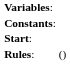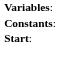- row: (19, 54)
